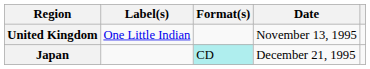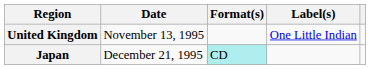columns swapped: (307, 14) <-> (147, 14)
